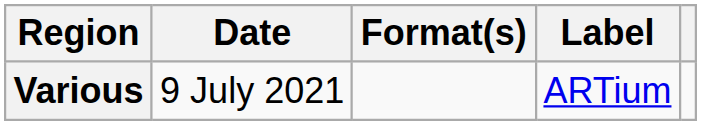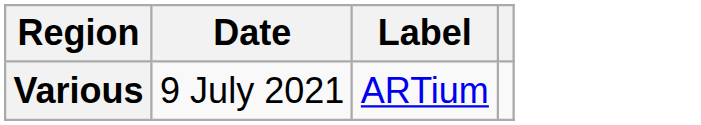- column: (444, 33)
